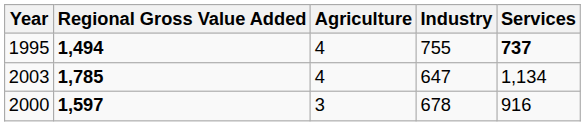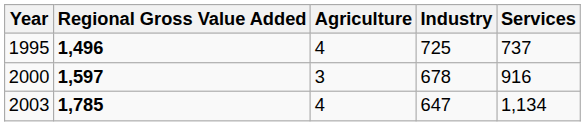(81, 47) 1,494 -> (81, 47) 1,496
(436, 47) 755 -> (436, 47) 725
(516, 47) bold -> (516, 47) normal
rows swapped: (29, 105) <-> (29, 76)
